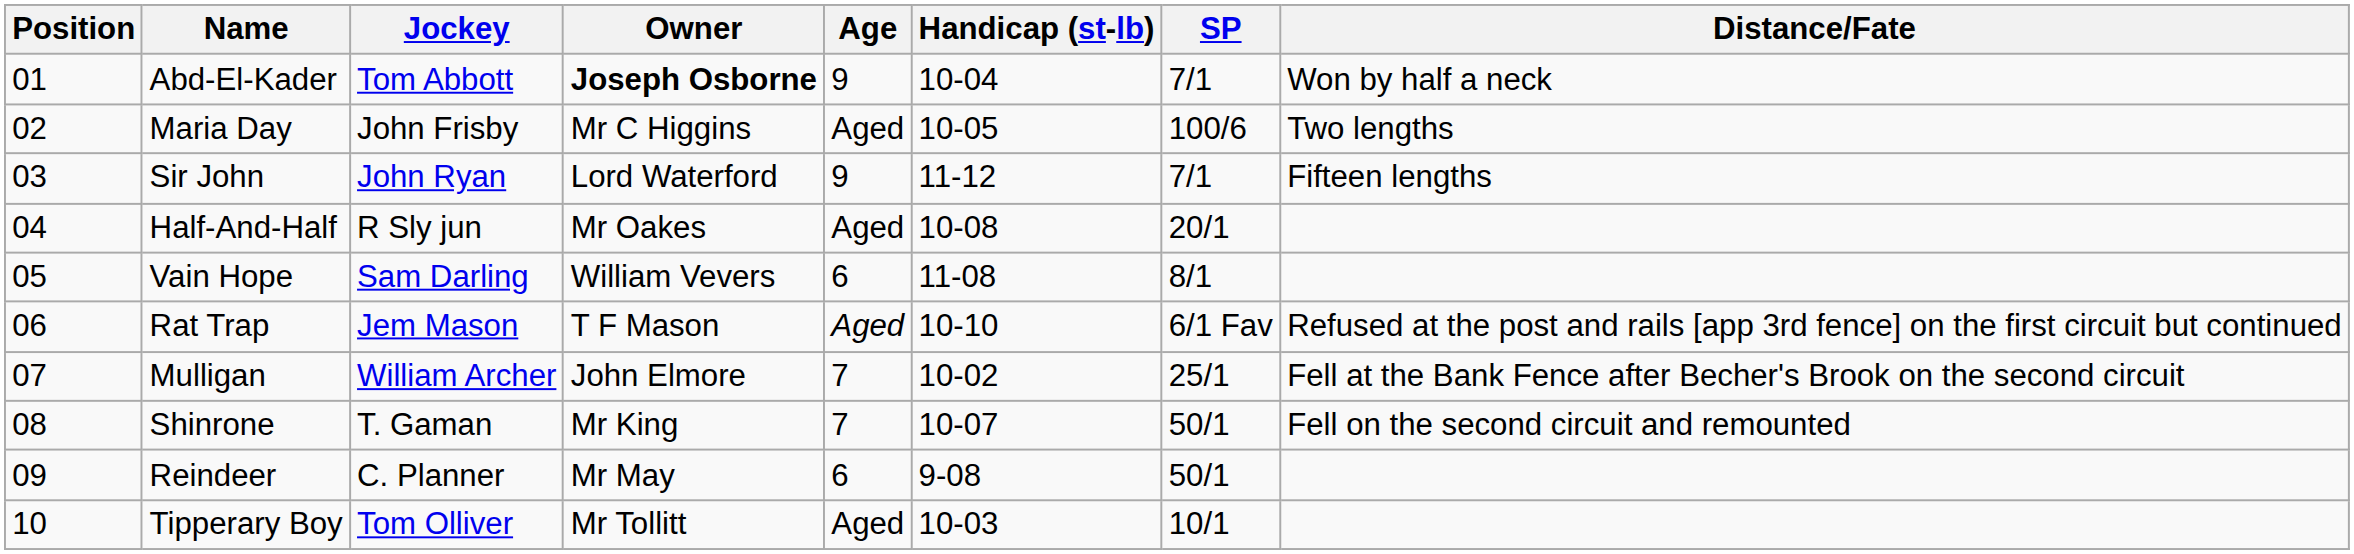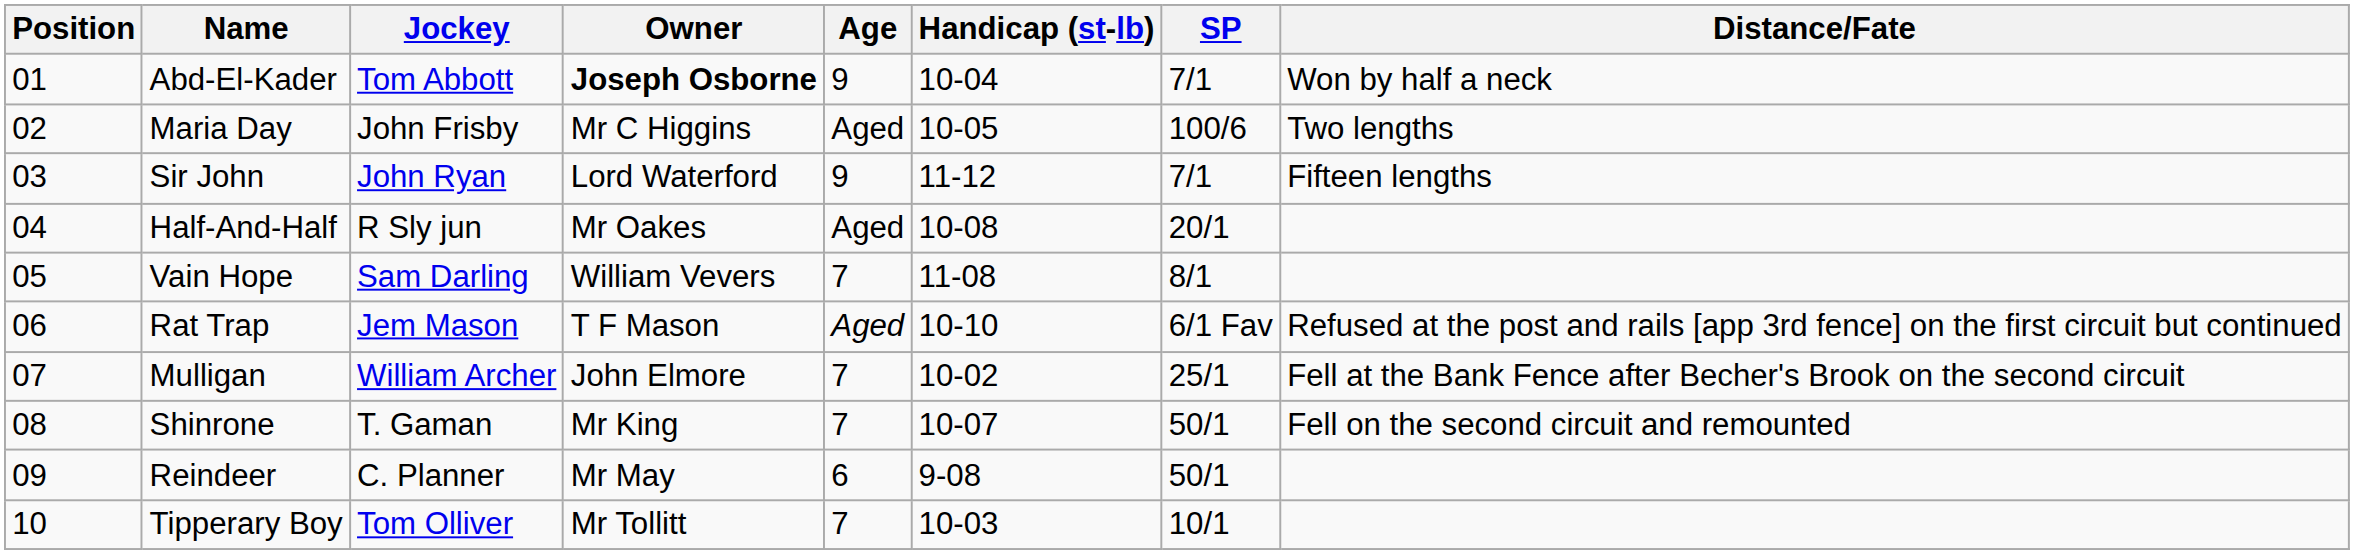(840, 276) 6 -> (840, 276) 7
(868, 524) Aged -> (840, 524) 7
